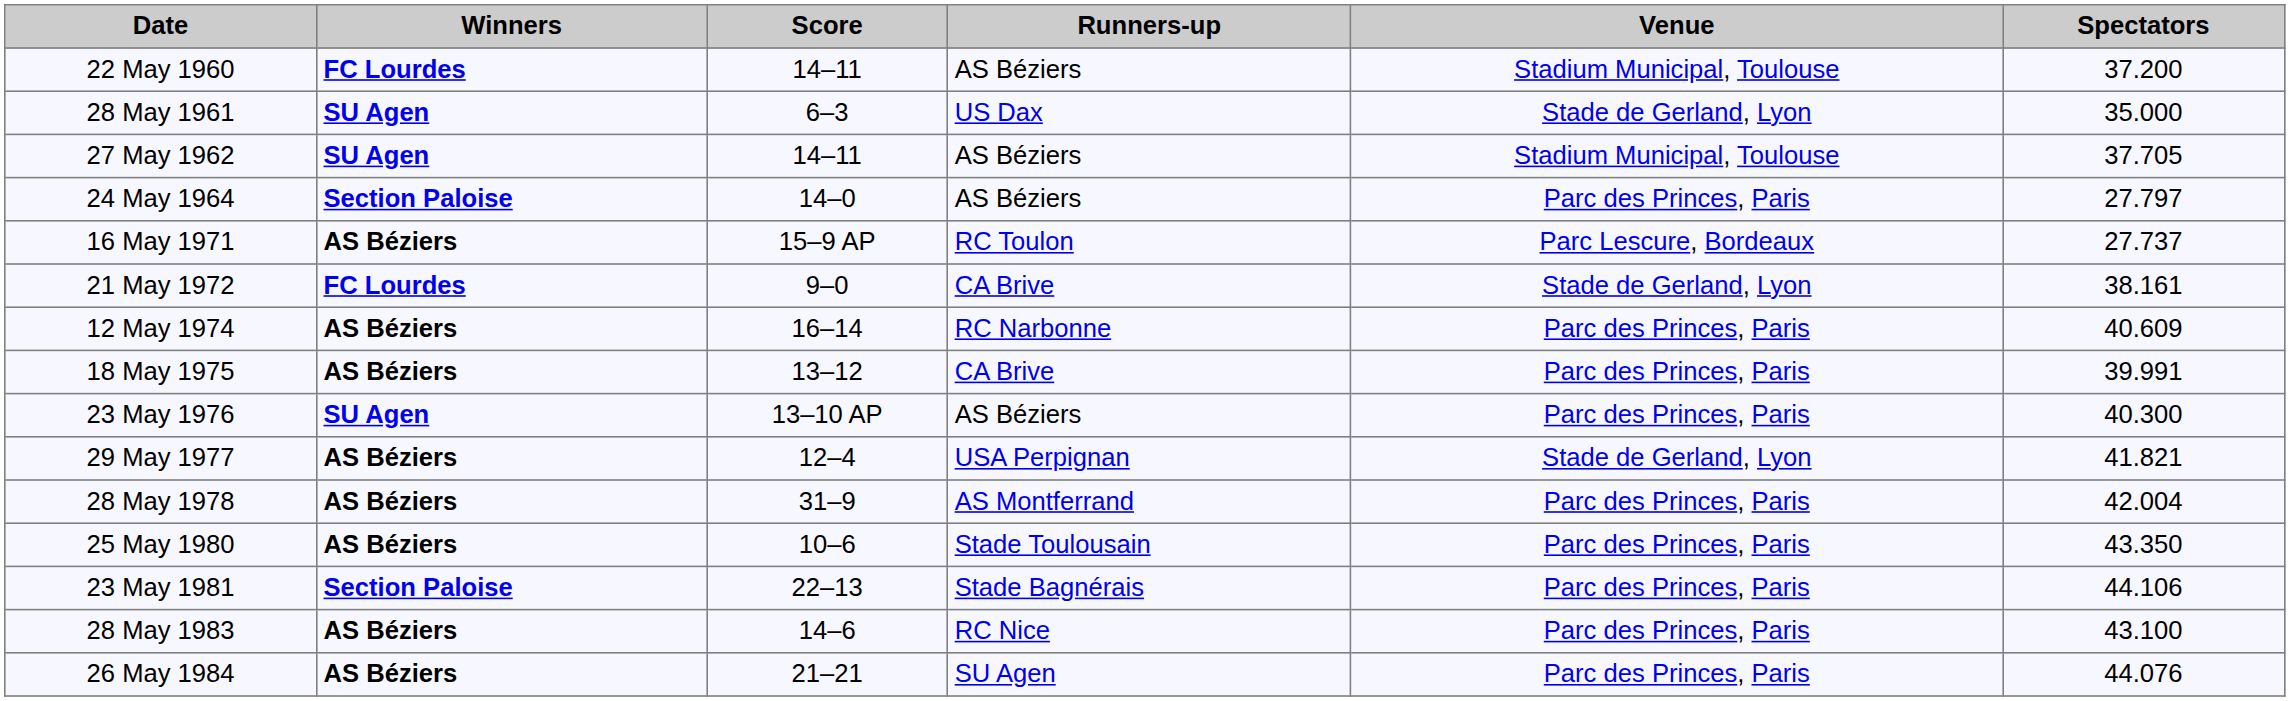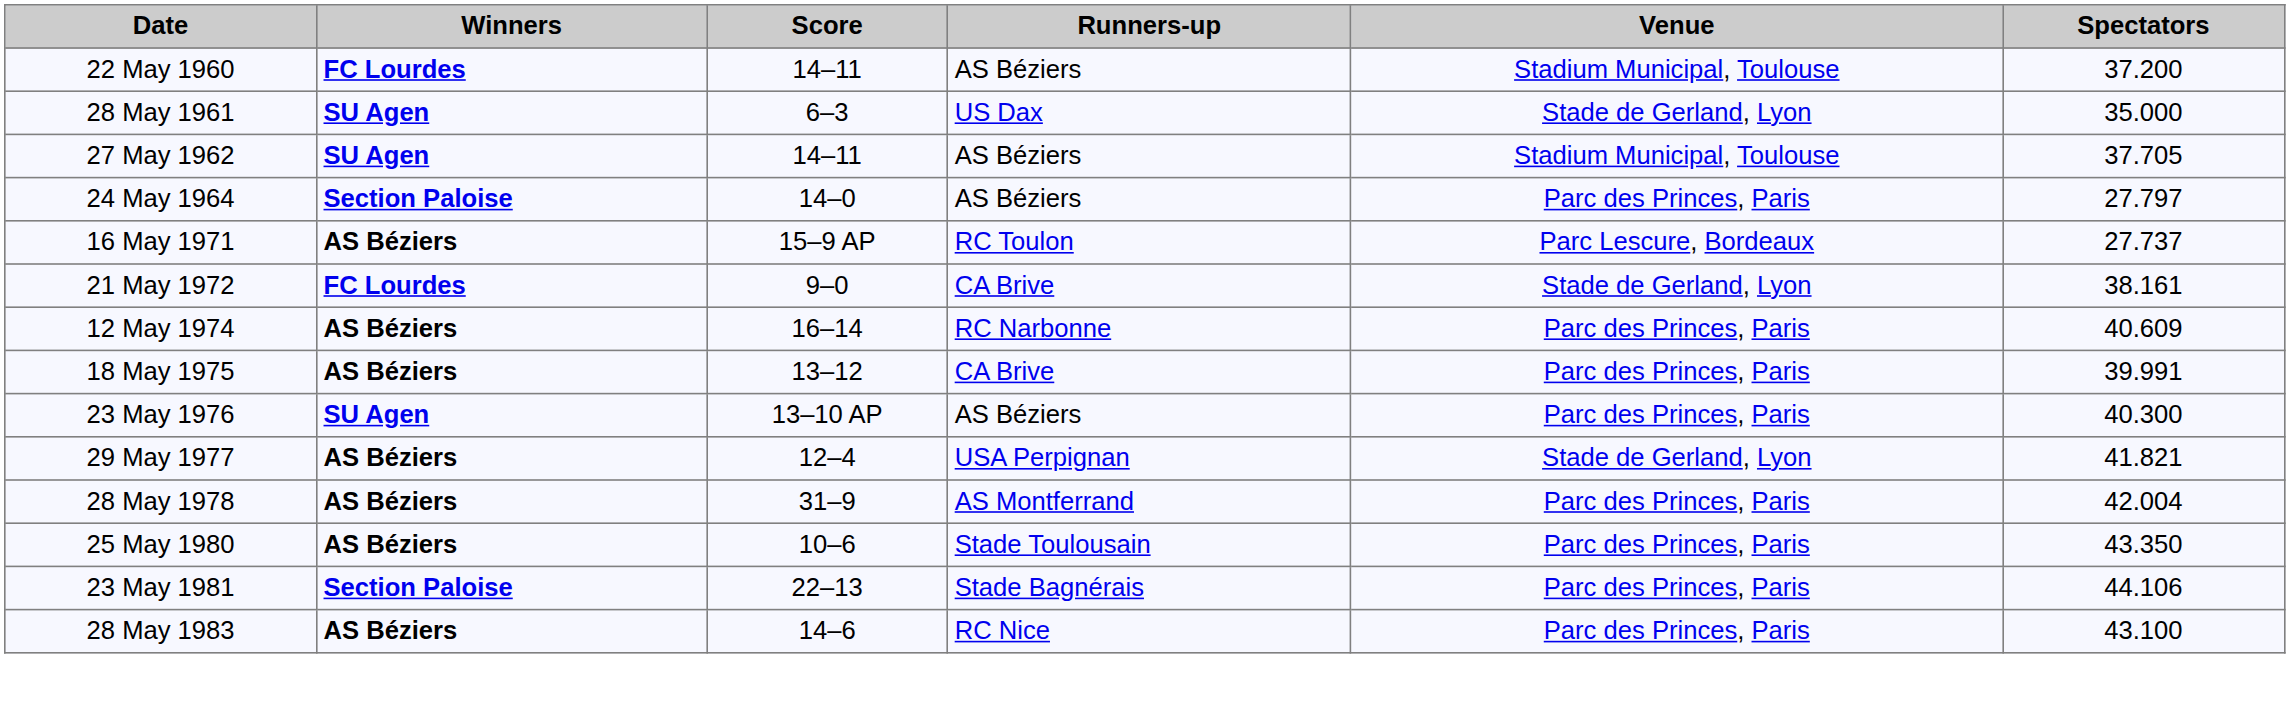- row: (161, 674)
